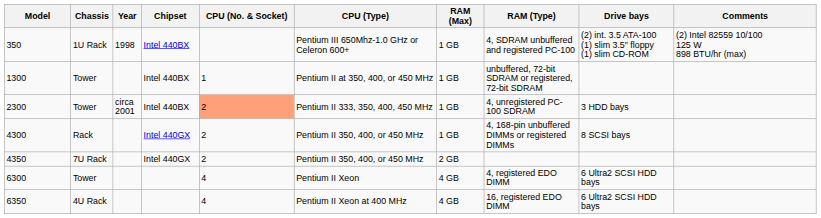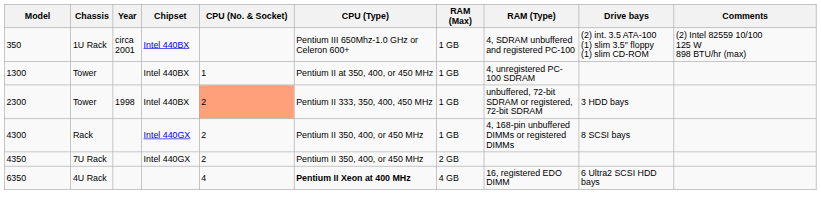(125, 44) 1998 -> (125, 44) circa 2001
(529, 78) unbuffered, 72-bit SDRAM or registered, 72-bit SDRAM -> (524, 73) 4, unregistered PC-100 SDRAM
(125, 106) circa 2001 -> (125, 101) 1998
(524, 106) 4, unregistered PC-100 SDRAM -> (529, 101) unbuffered, 72-bit SDRAM or registered, 72-bit SDRAM
- row: (16, 177)
(351, 201) normal -> (353, 177) bold
